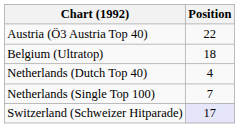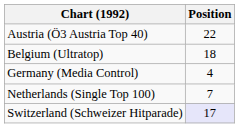+ row: (73, 73)
- row: (77, 73)
